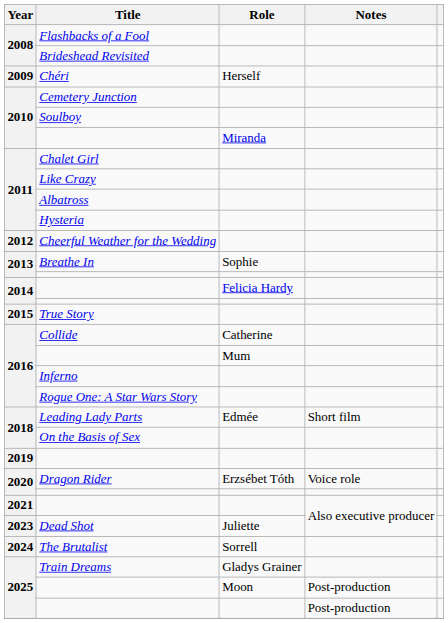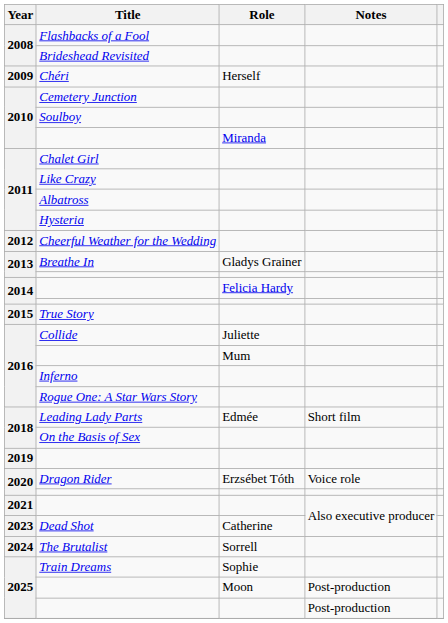(240, 261) Sophie -> (262, 261) Gladys Grainer
(247, 335) Catherine -> (241, 335) Juliette
(241, 525) Juliette -> (247, 525) Catherine
(262, 567) Gladys Grainer -> (240, 567) Sophie
